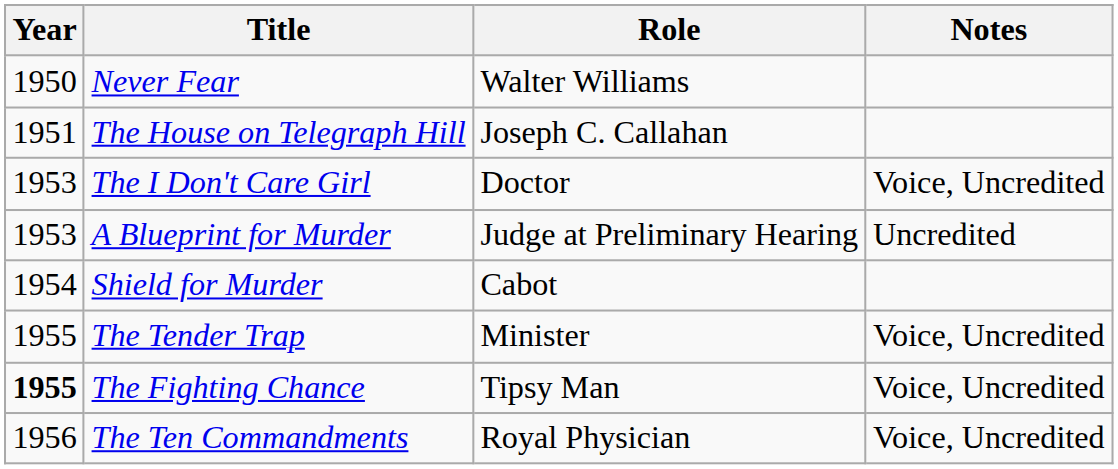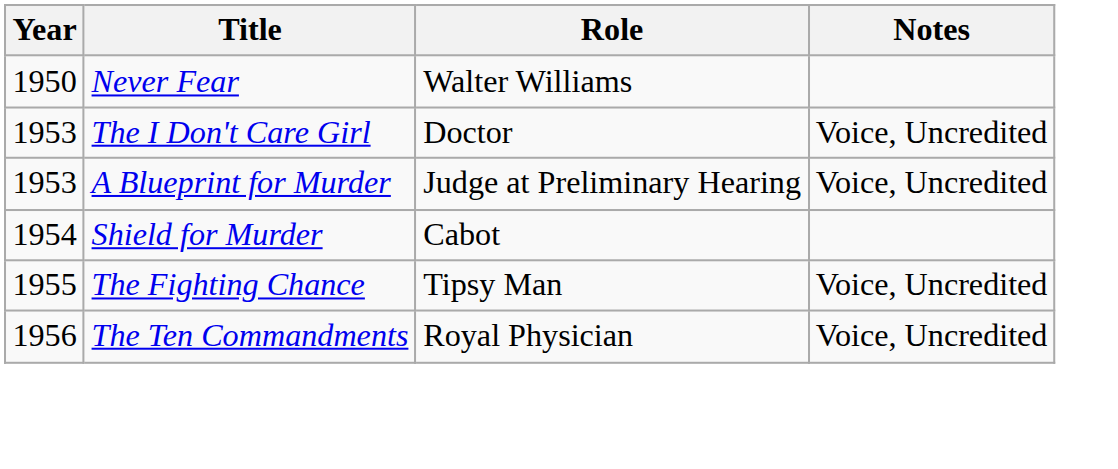- row: (279, 132)
(944, 234) Uncredited -> (932, 183) Voice, Uncredited
- row: (198, 336)
(45, 387) bold -> (45, 285) normal
